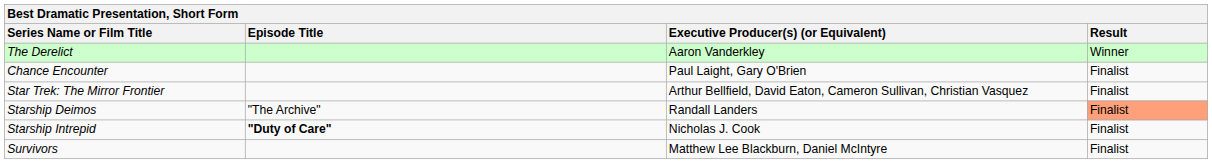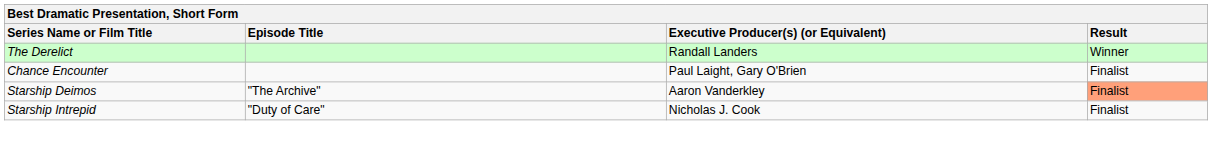(717, 52) Aaron Vanderkley -> (713, 52) Randall Landers
- row: (86, 91)
(713, 110) Randall Landers -> (717, 91) Aaron Vanderkley
(290, 129) bold -> (286, 110) normal
- row: (33, 149)
